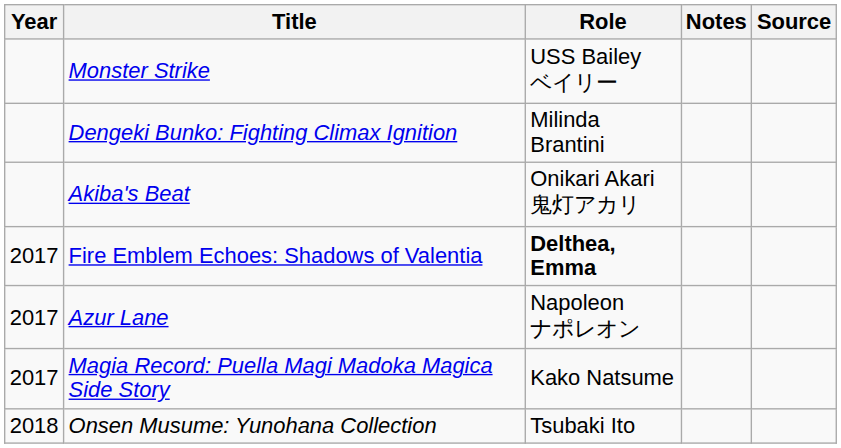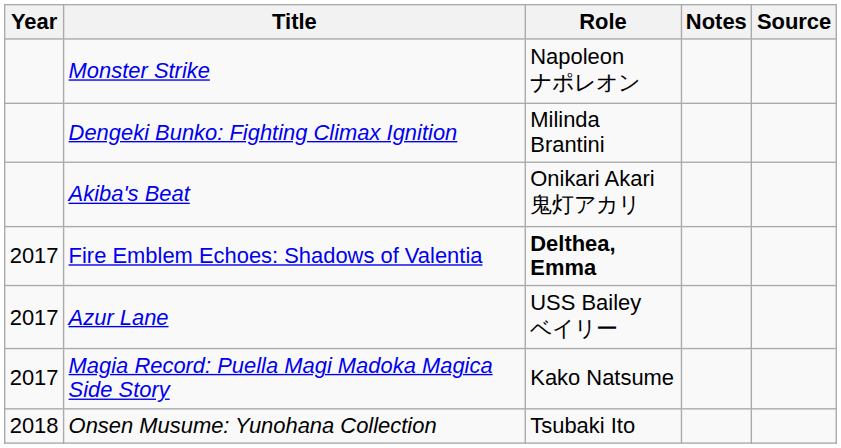(586, 69) USS Bailey ベイリー -> (585, 69) Napoleon ナポレオン
(585, 315) Napoleon ナポレオン -> (586, 315) USS Bailey ベイリー
